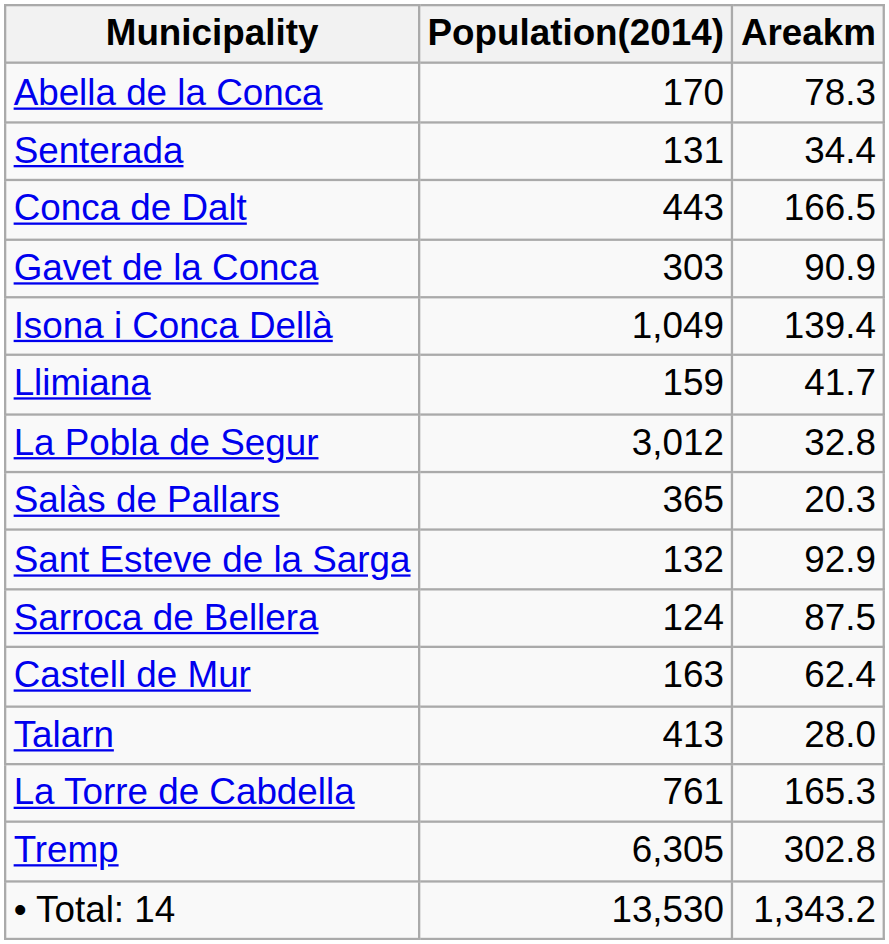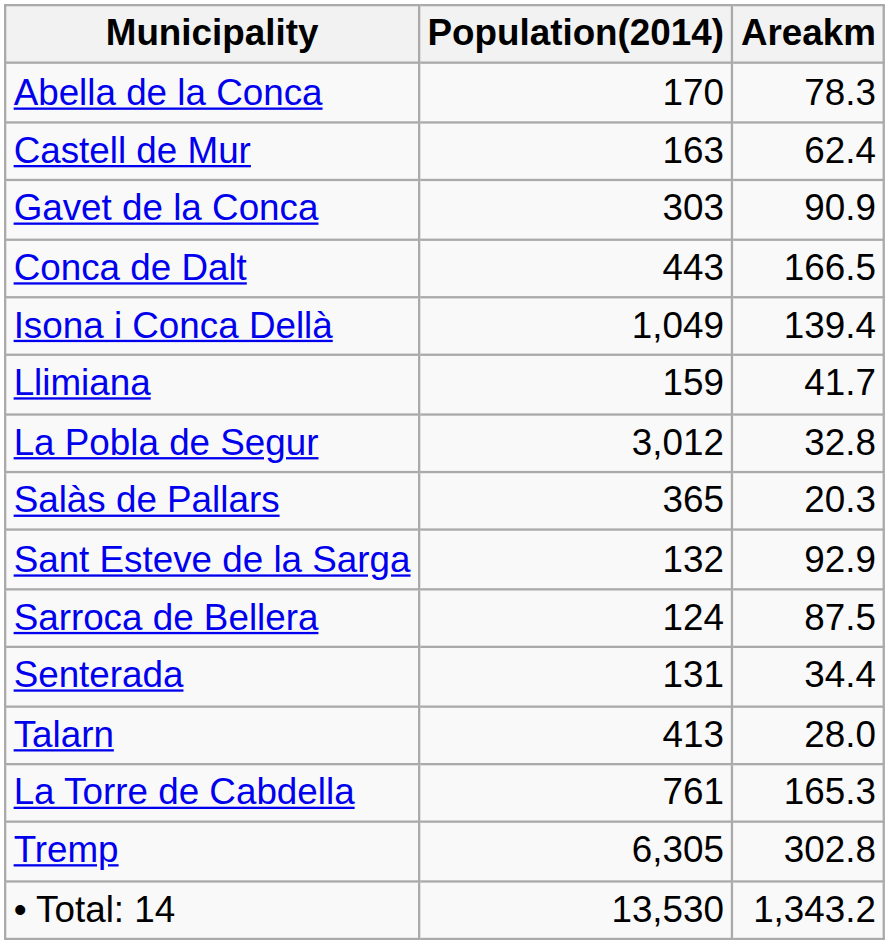rows swapped: (132, 675) <-> (99, 150)
rows swapped: (130, 208) <-> (166, 267)
